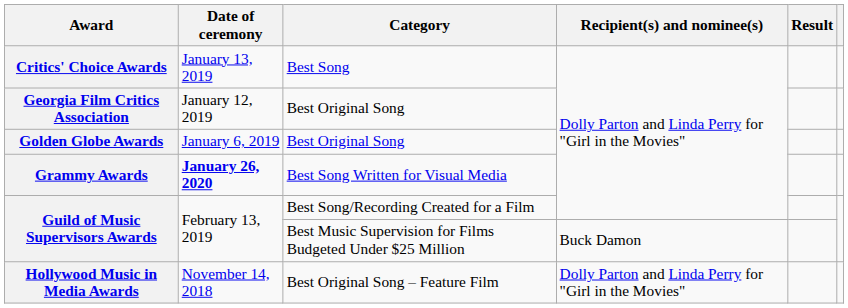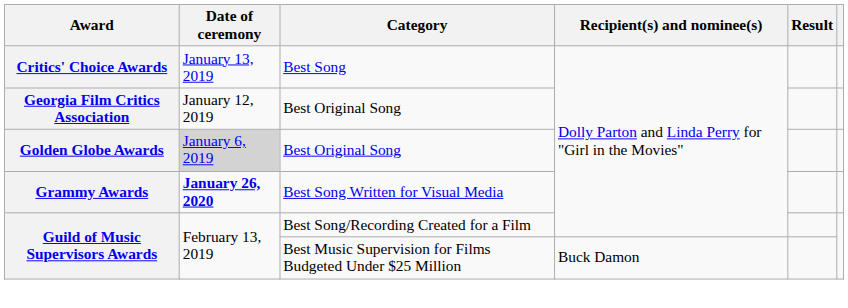(231, 141) no background -> (214, 150) lightgrey background
- row: (91, 282)
